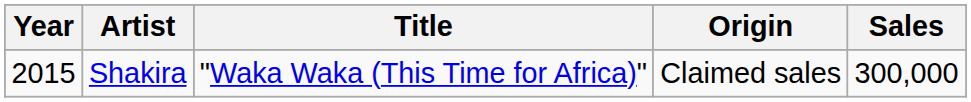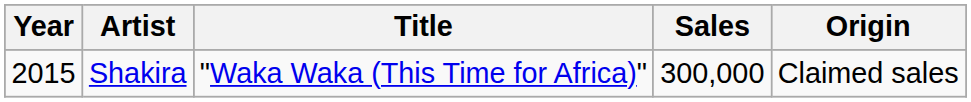columns swapped: (907, 27) <-> (751, 27)
